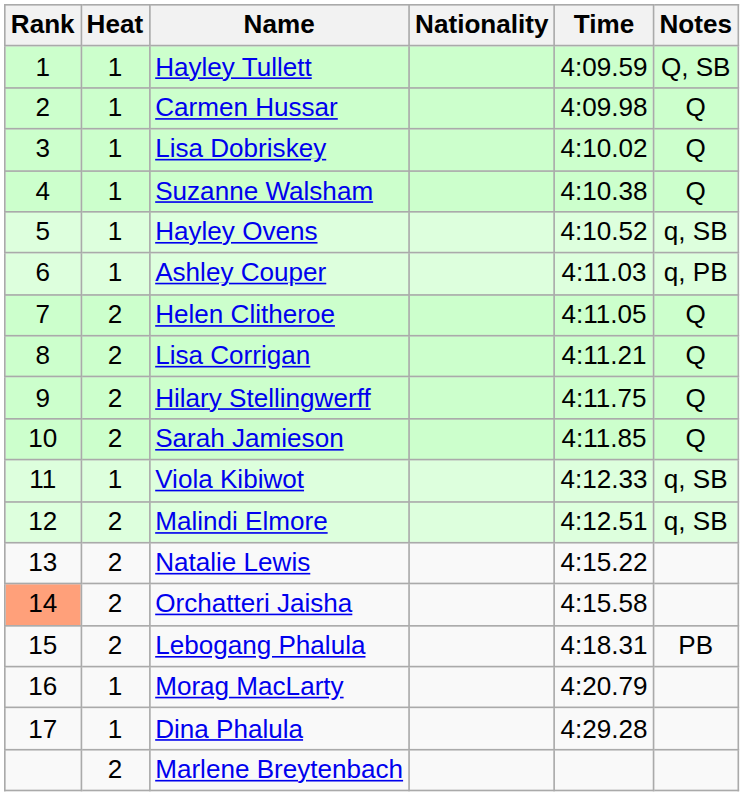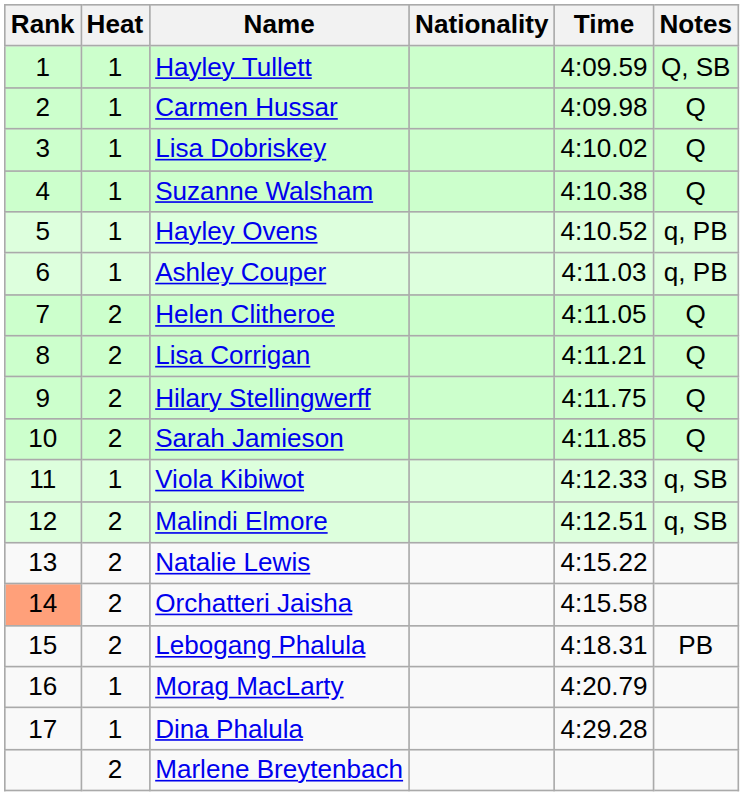(696, 231) q, SB -> (696, 231) q, PB
